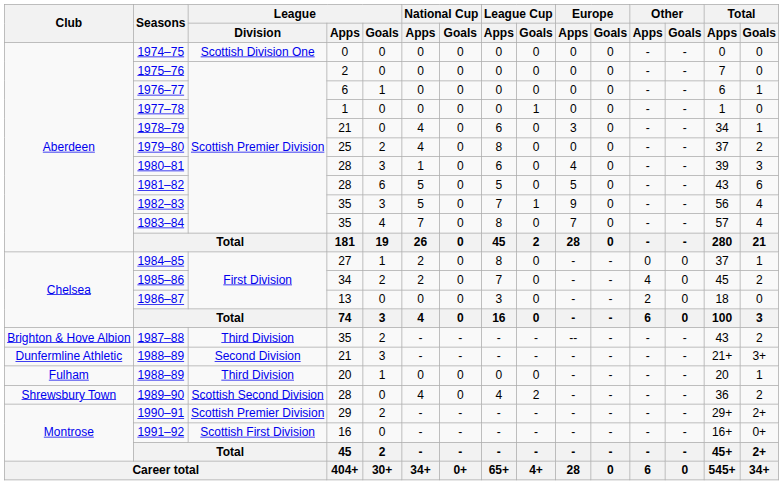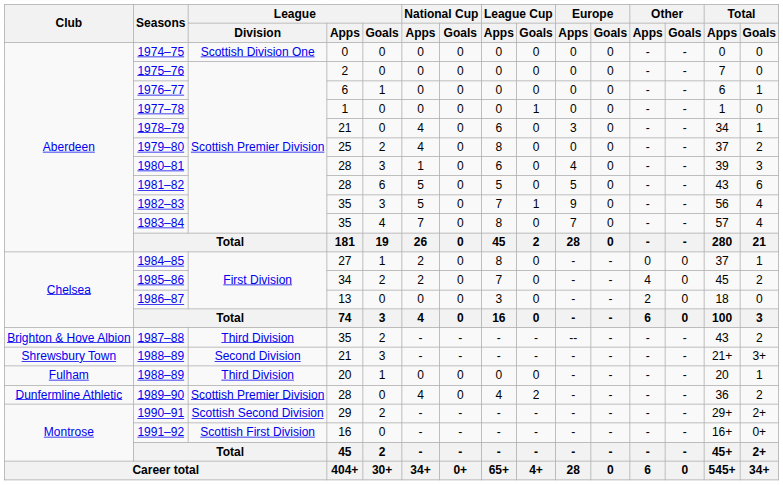(69, 356) Dunfermline Athletic -> (69, 356) Shrewsbury Town
(69, 394) Shrewsbury Town -> (69, 394) Dunfermline Athletic
(258, 394) Scottish Second Division -> (258, 394) Scottish Premier Division
(258, 413) Scottish Premier Division -> (258, 413) Scottish Second Division
